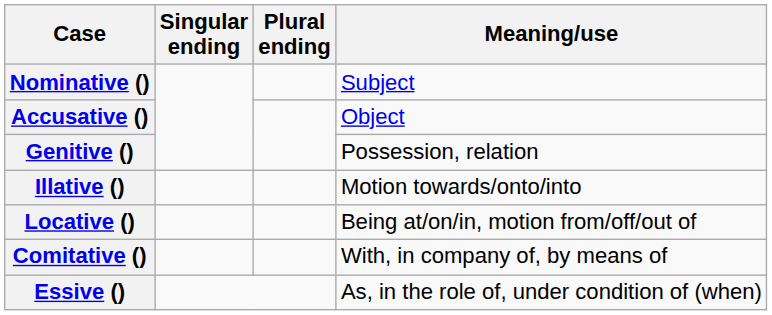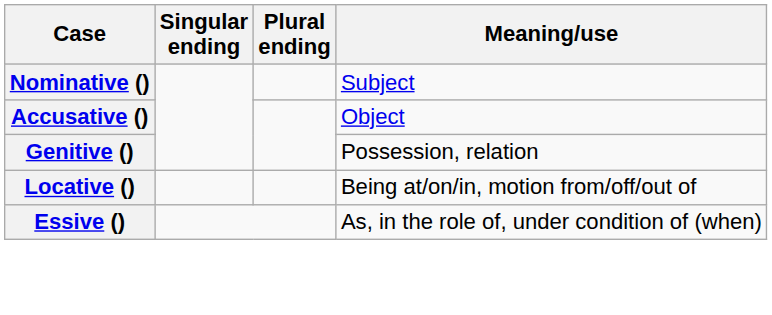- row: (80, 186)
- row: (80, 256)
